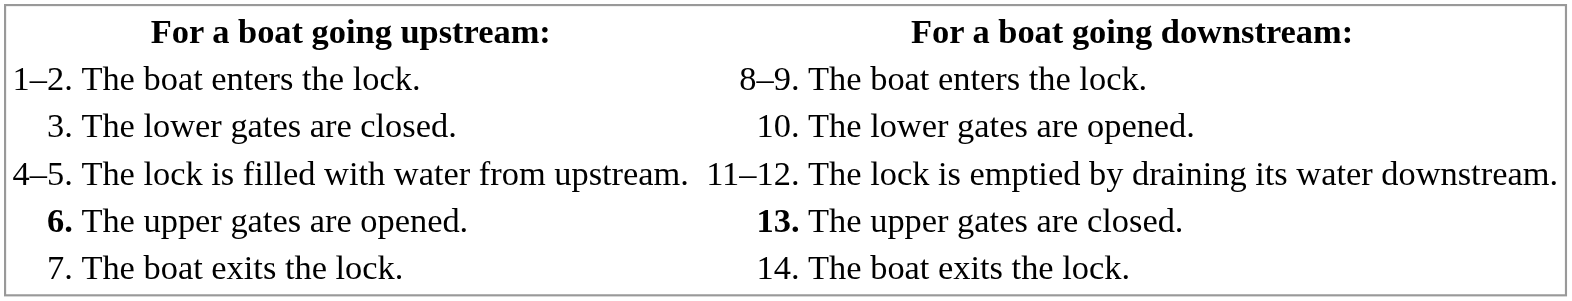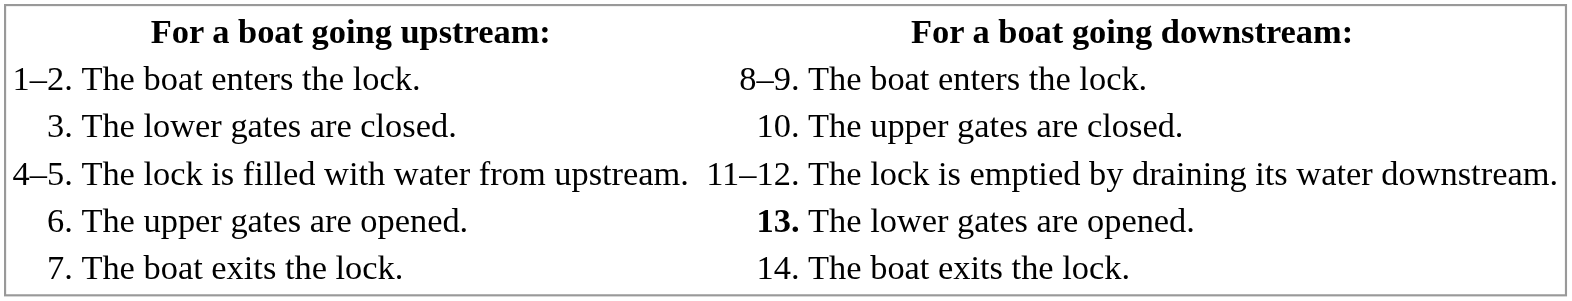(1002, 125) The lower gates are opened. -> (996, 125) The upper gates are closed.
(60, 220) bold -> (60, 220) normal
(996, 220) The upper gates are closed. -> (1002, 220) The lower gates are opened.
